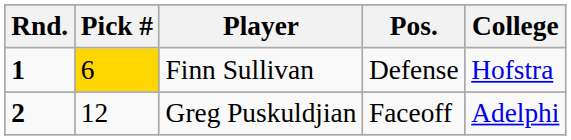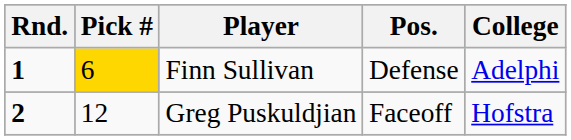(512, 69) Hofstra -> (515, 69) Adelphi
(515, 112) Adelphi -> (512, 112) Hofstra
